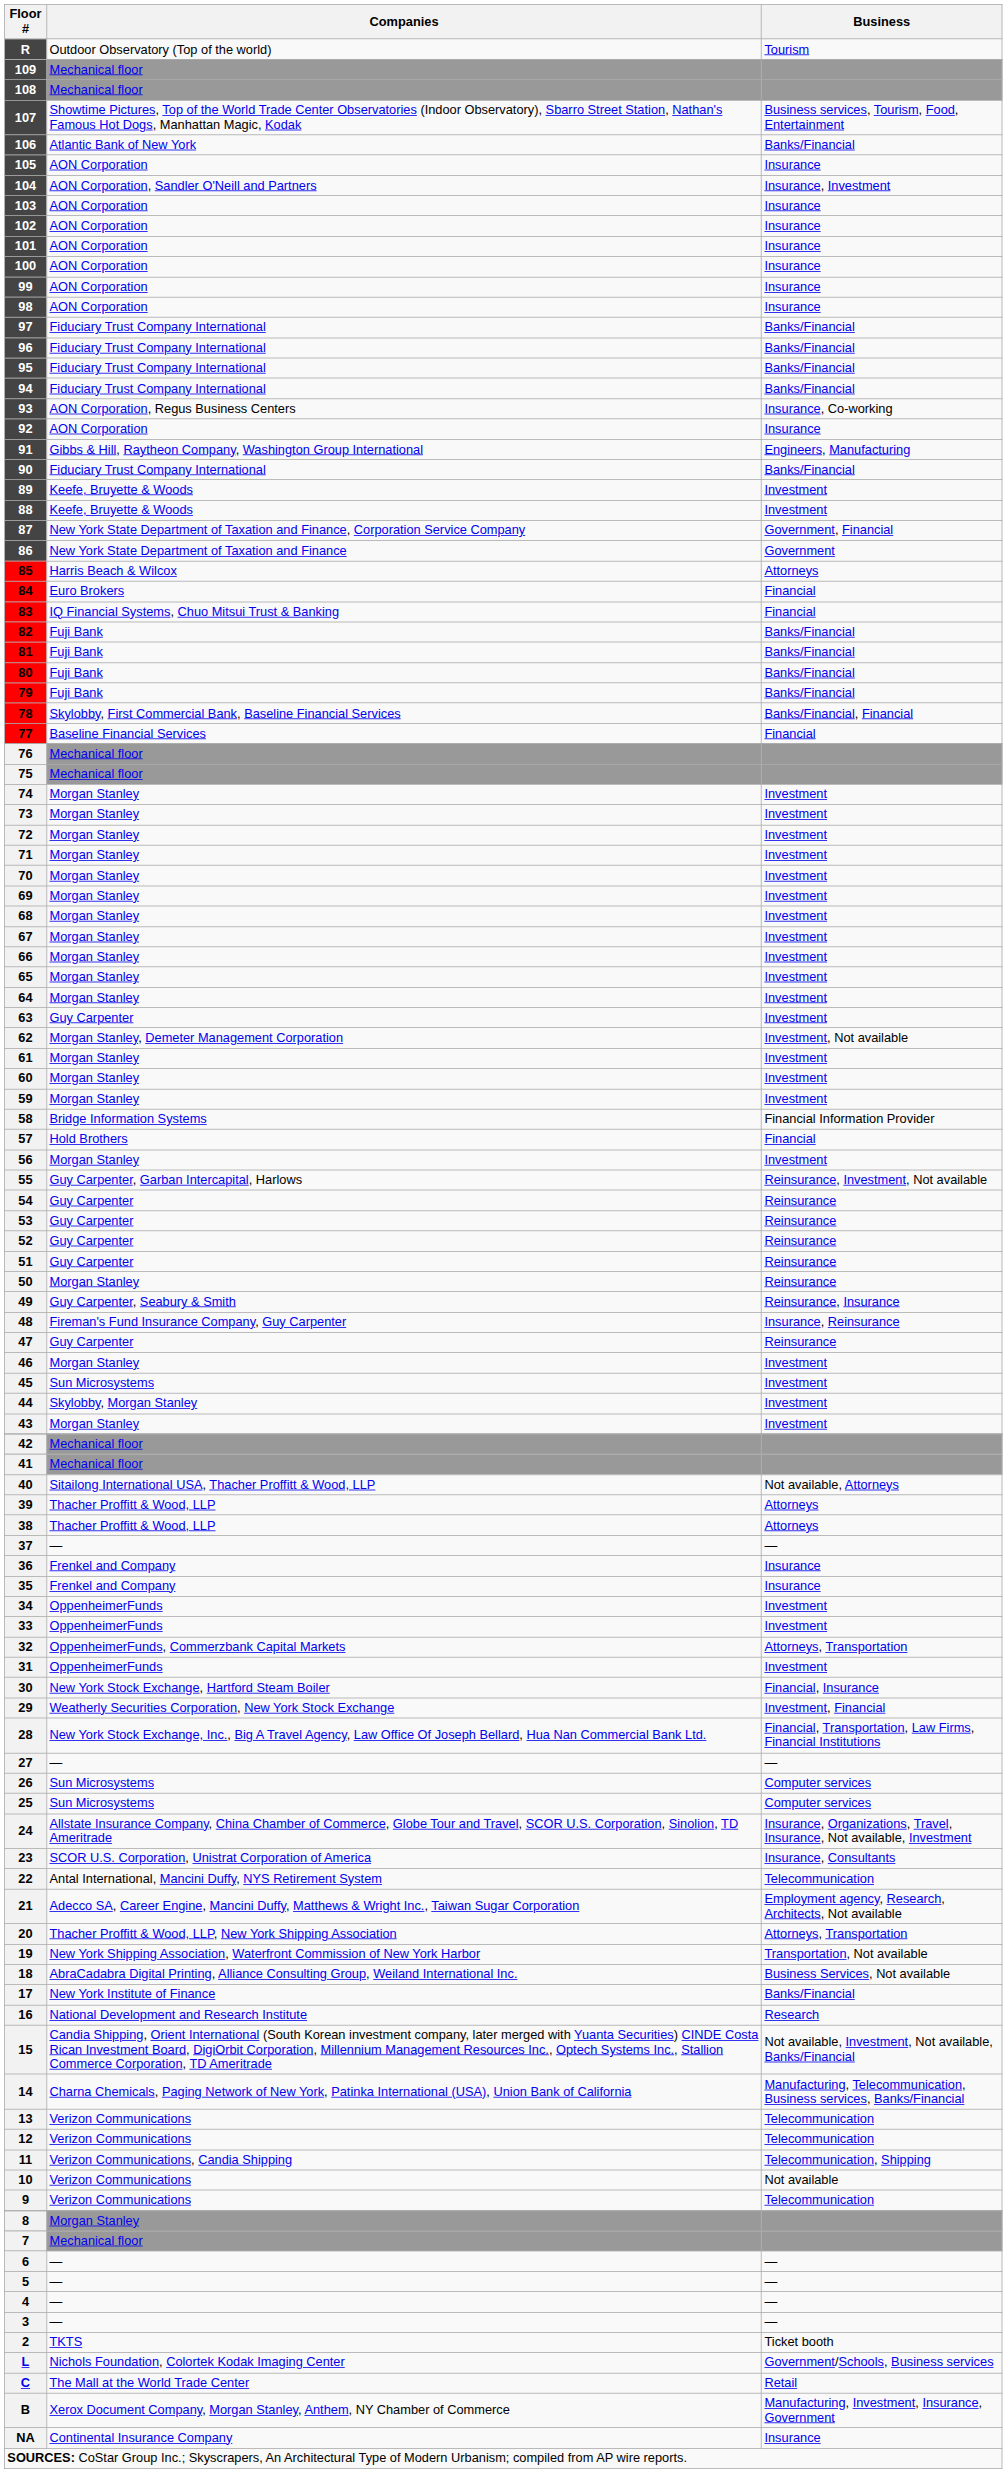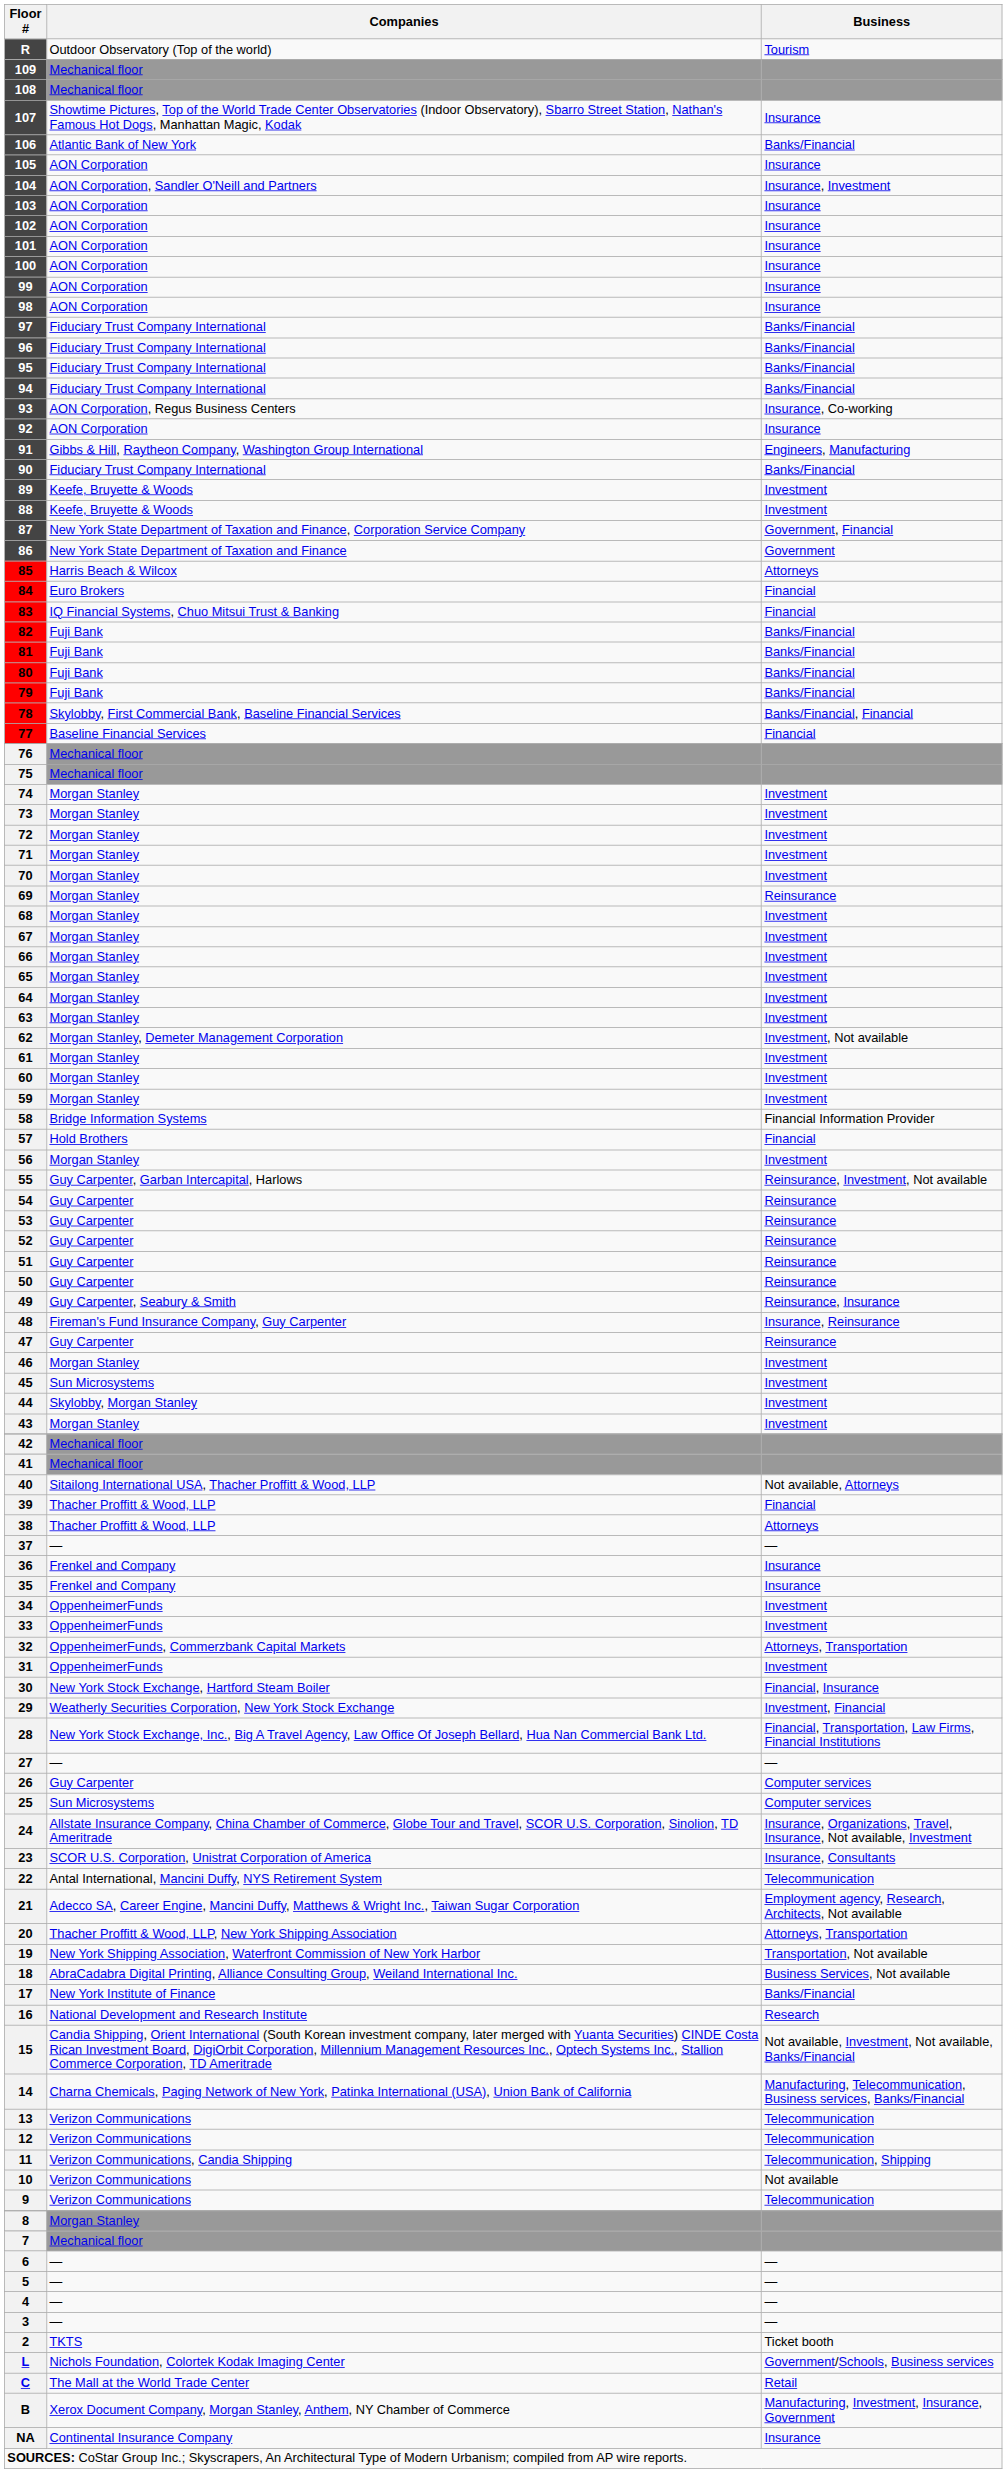(861, 117) Business services, Tourism, Food, Entertainment -> (793, 117) Insurance
(796, 896) Investment -> (800, 896) Reinsurance
(91, 1017) Guy Carpenter -> (94, 1017) Morgan Stanley
(94, 1281) Morgan Stanley -> (91, 1281) Guy Carpenter
(791, 1505) Attorneys -> (790, 1505) Financial
(102, 1783) Sun Microsystems -> (91, 1783) Guy Carpenter
